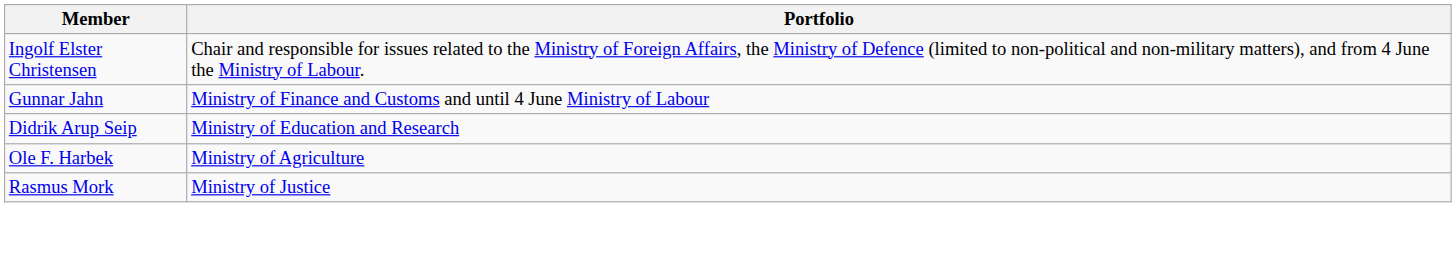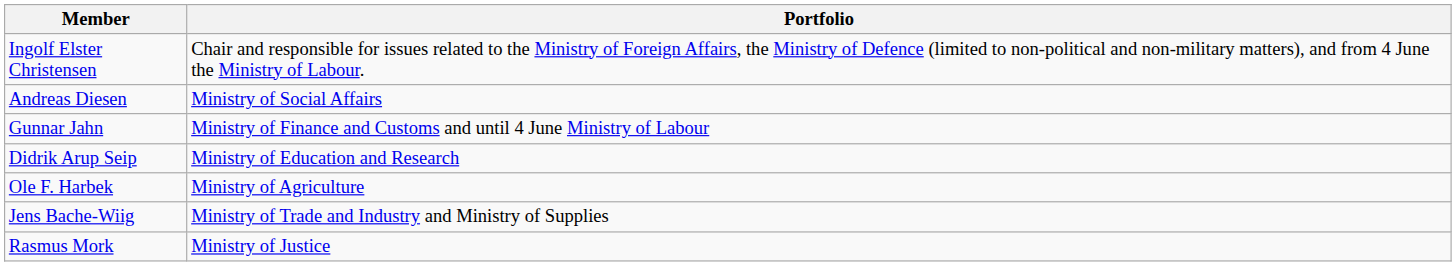+ row: (68, 98)
+ row: (72, 216)
